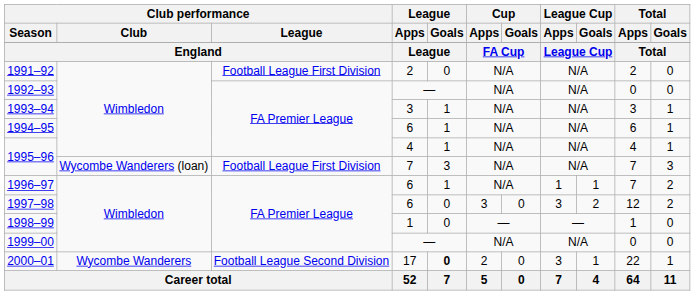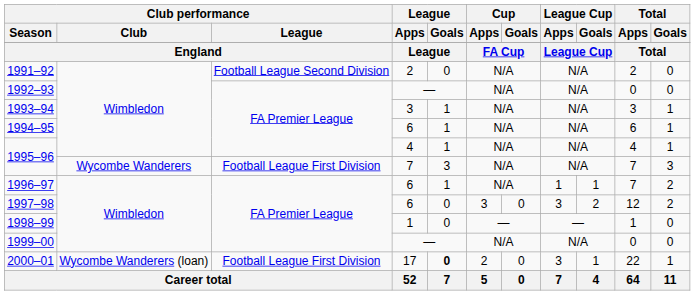(301, 71) Football League First Division -> (301, 71) Football League Second Division
(134, 166) Wycombe Wanderers (loan) -> (134, 166) Wycombe Wanderers
(134, 261) Wycombe Wanderers -> (134, 261) Wycombe Wanderers (loan)
(301, 261) Football League Second Division -> (301, 261) Football League First Division
